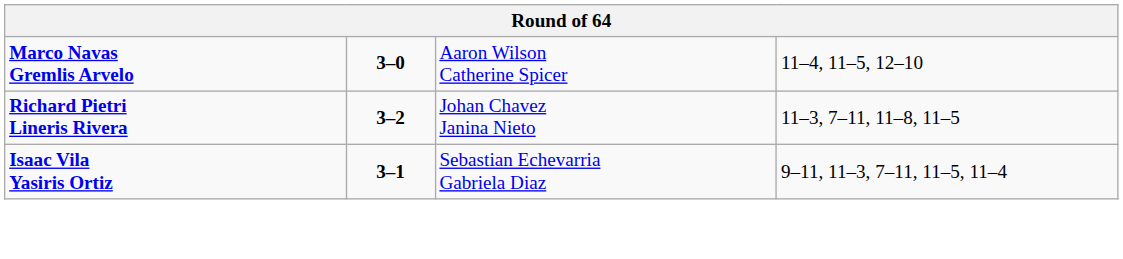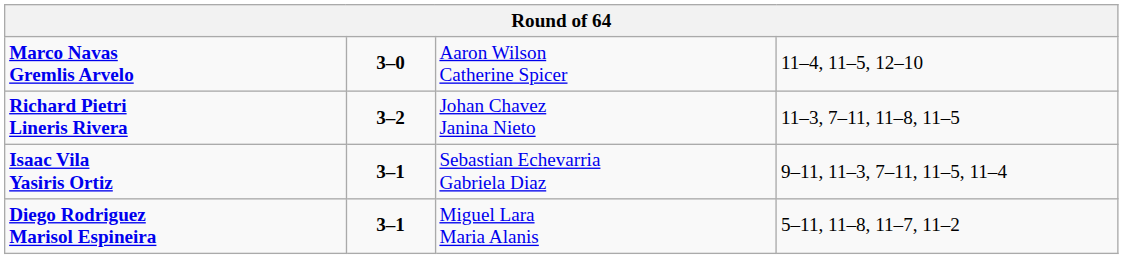+ row: (83, 226)
